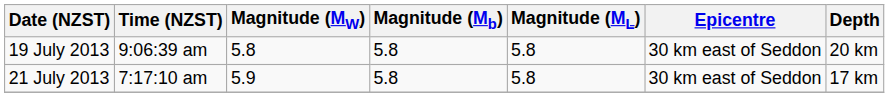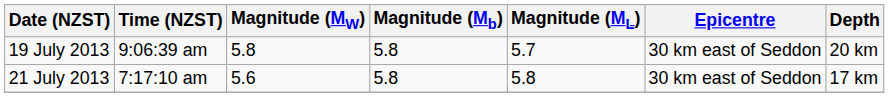(523, 50) 5.8 -> (523, 50) 5.7
(243, 78) 5.9 -> (243, 78) 5.6
